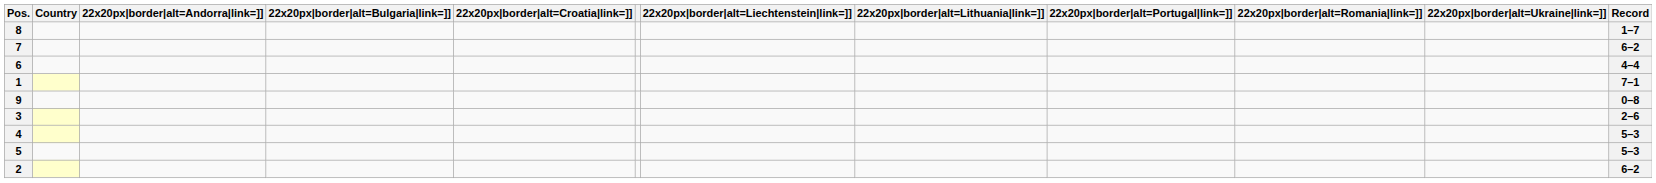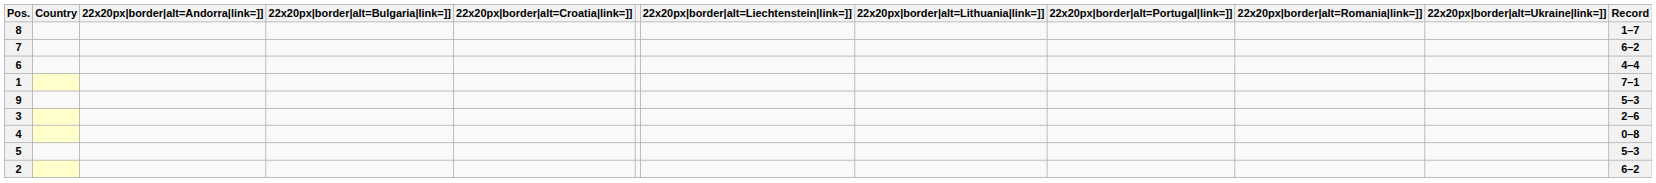(1630, 100) 0–8 -> (1630, 100) 5–3
(1630, 134) 5–3 -> (1630, 134) 0–8
